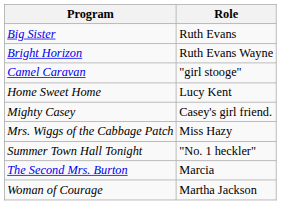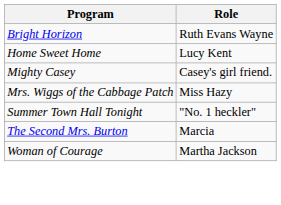- row: (31, 33)
- row: (46, 72)
